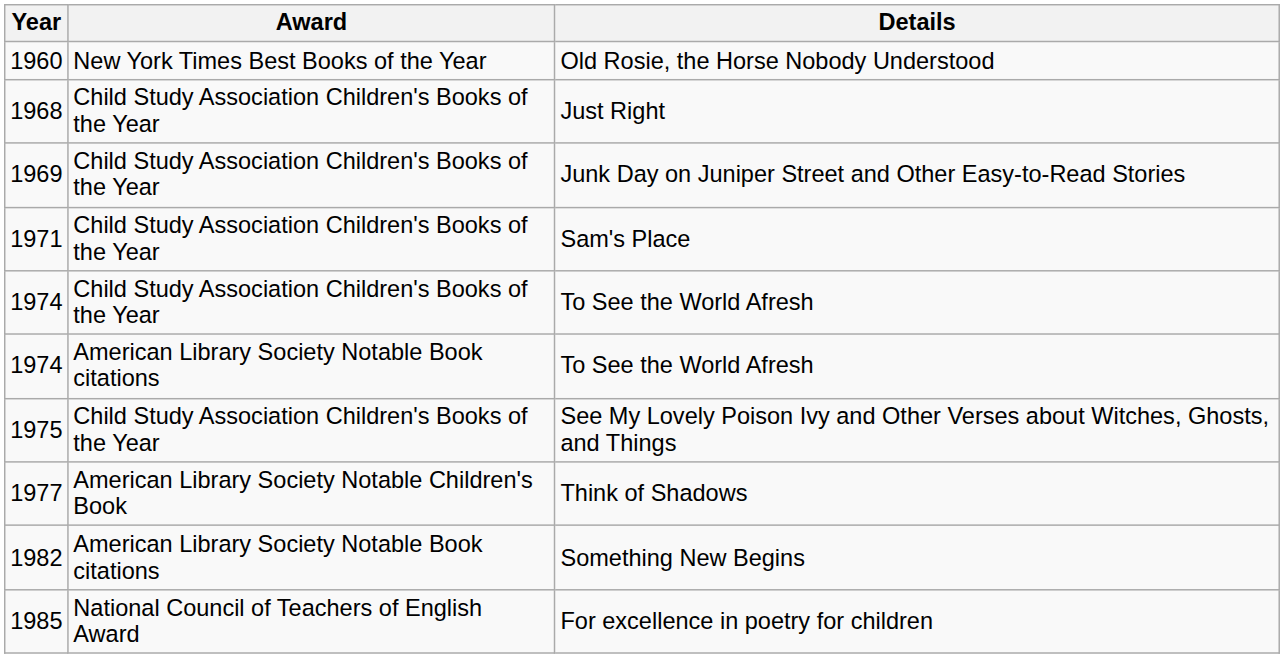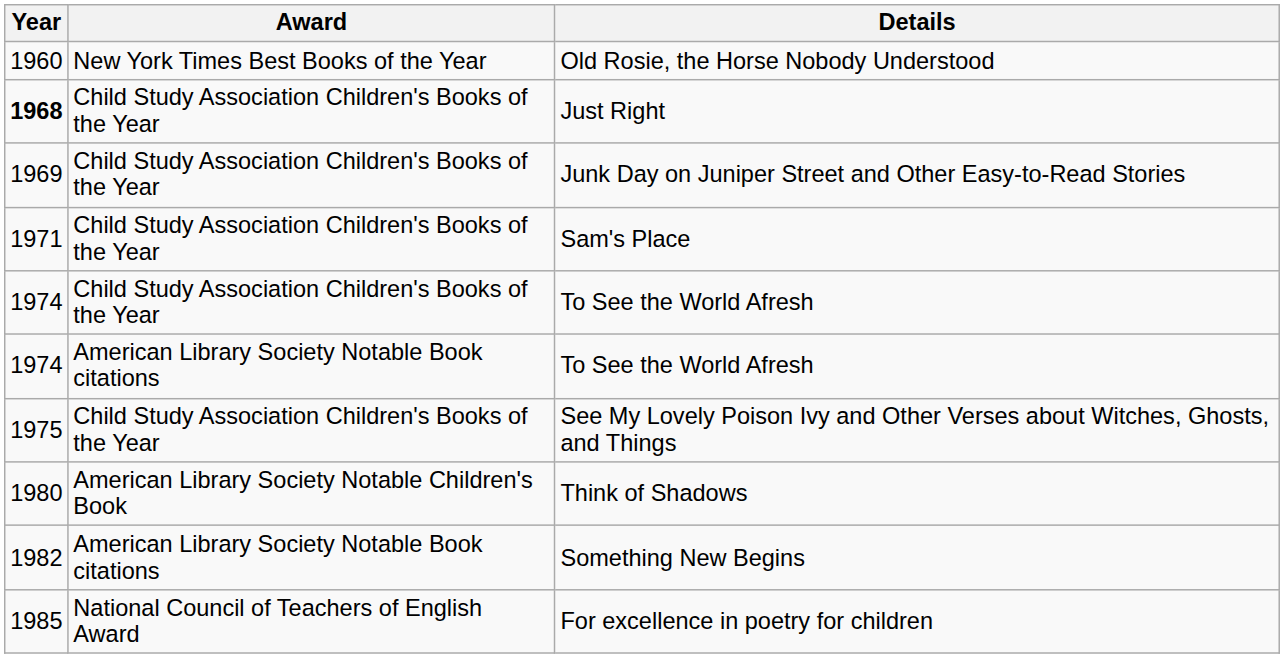(36, 110) normal -> (36, 110) bold
(36, 493) 1977 -> (36, 493) 1980
